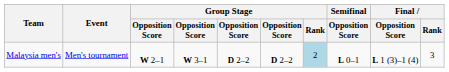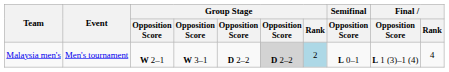(282, 60) no background -> (282, 60) lightgrey background
(432, 55) 3 -> (432, 55) 4
